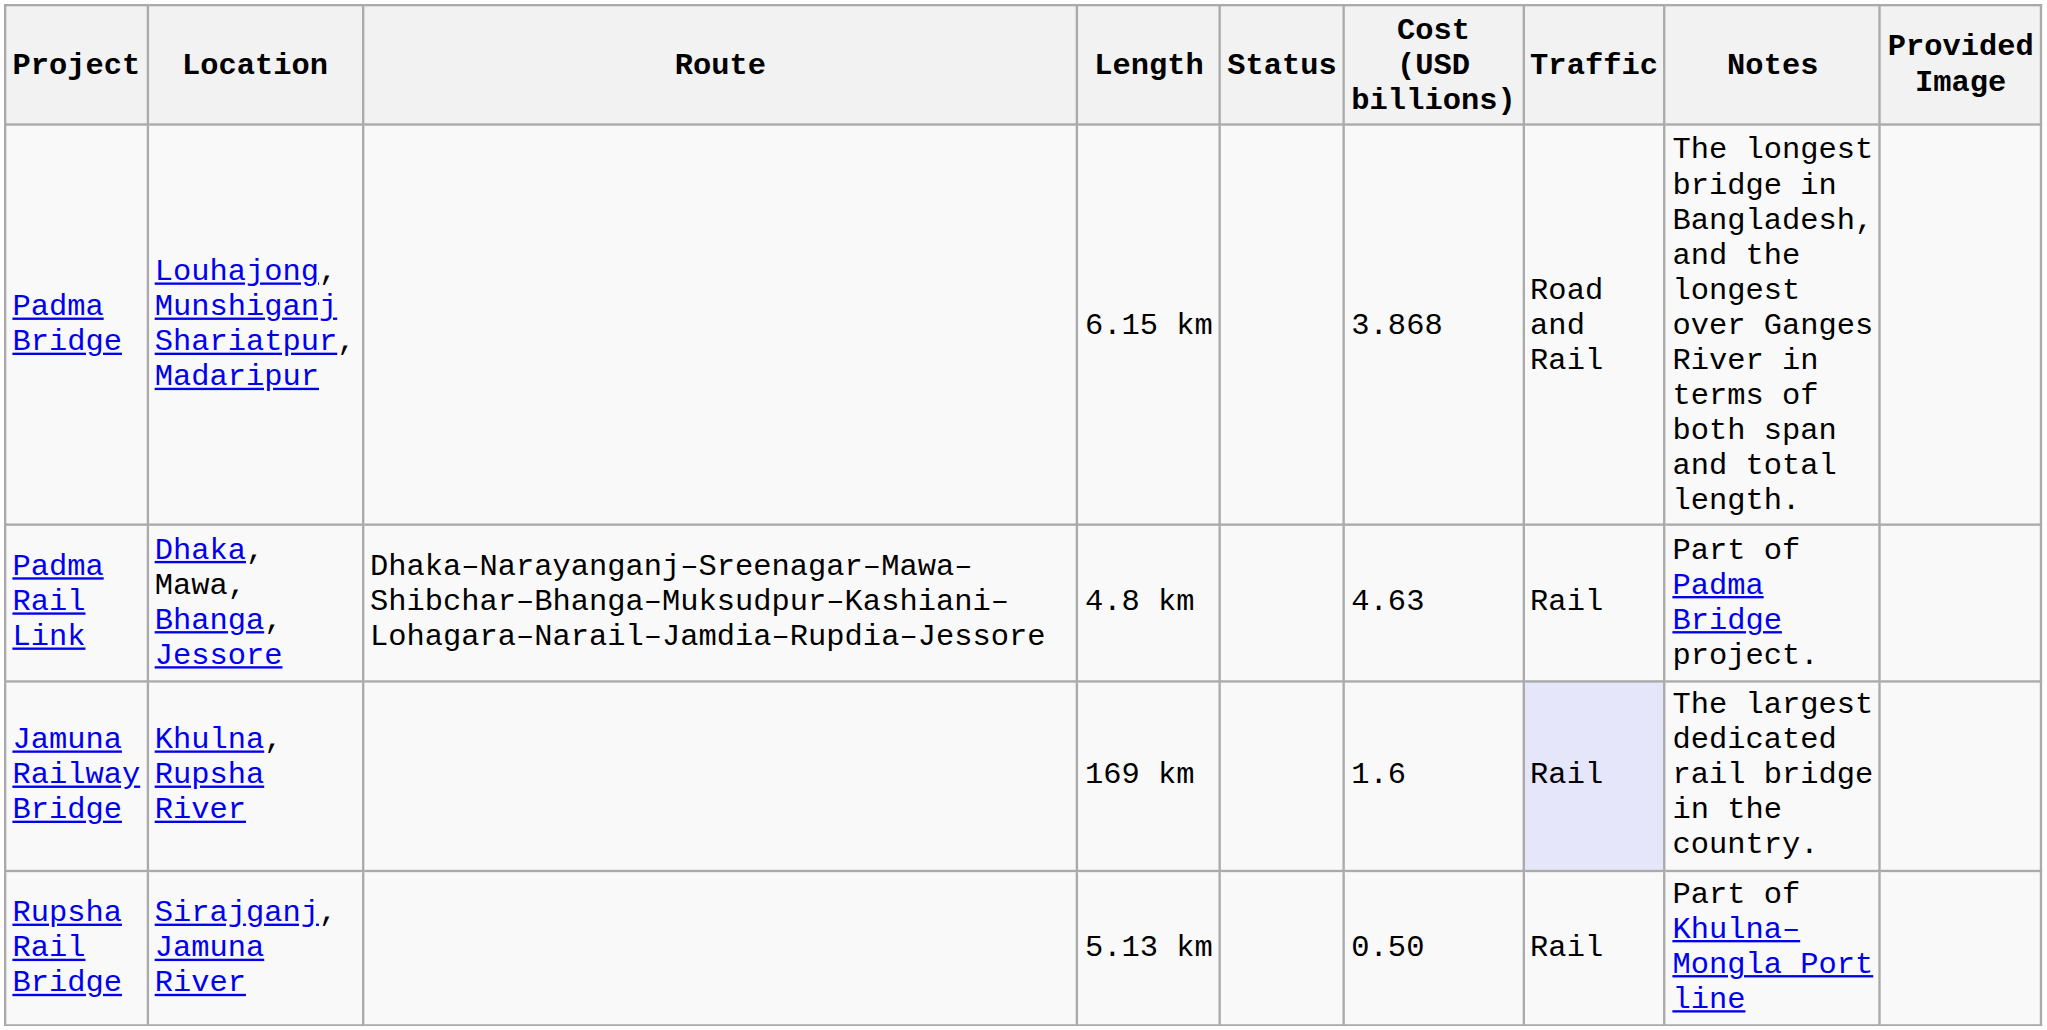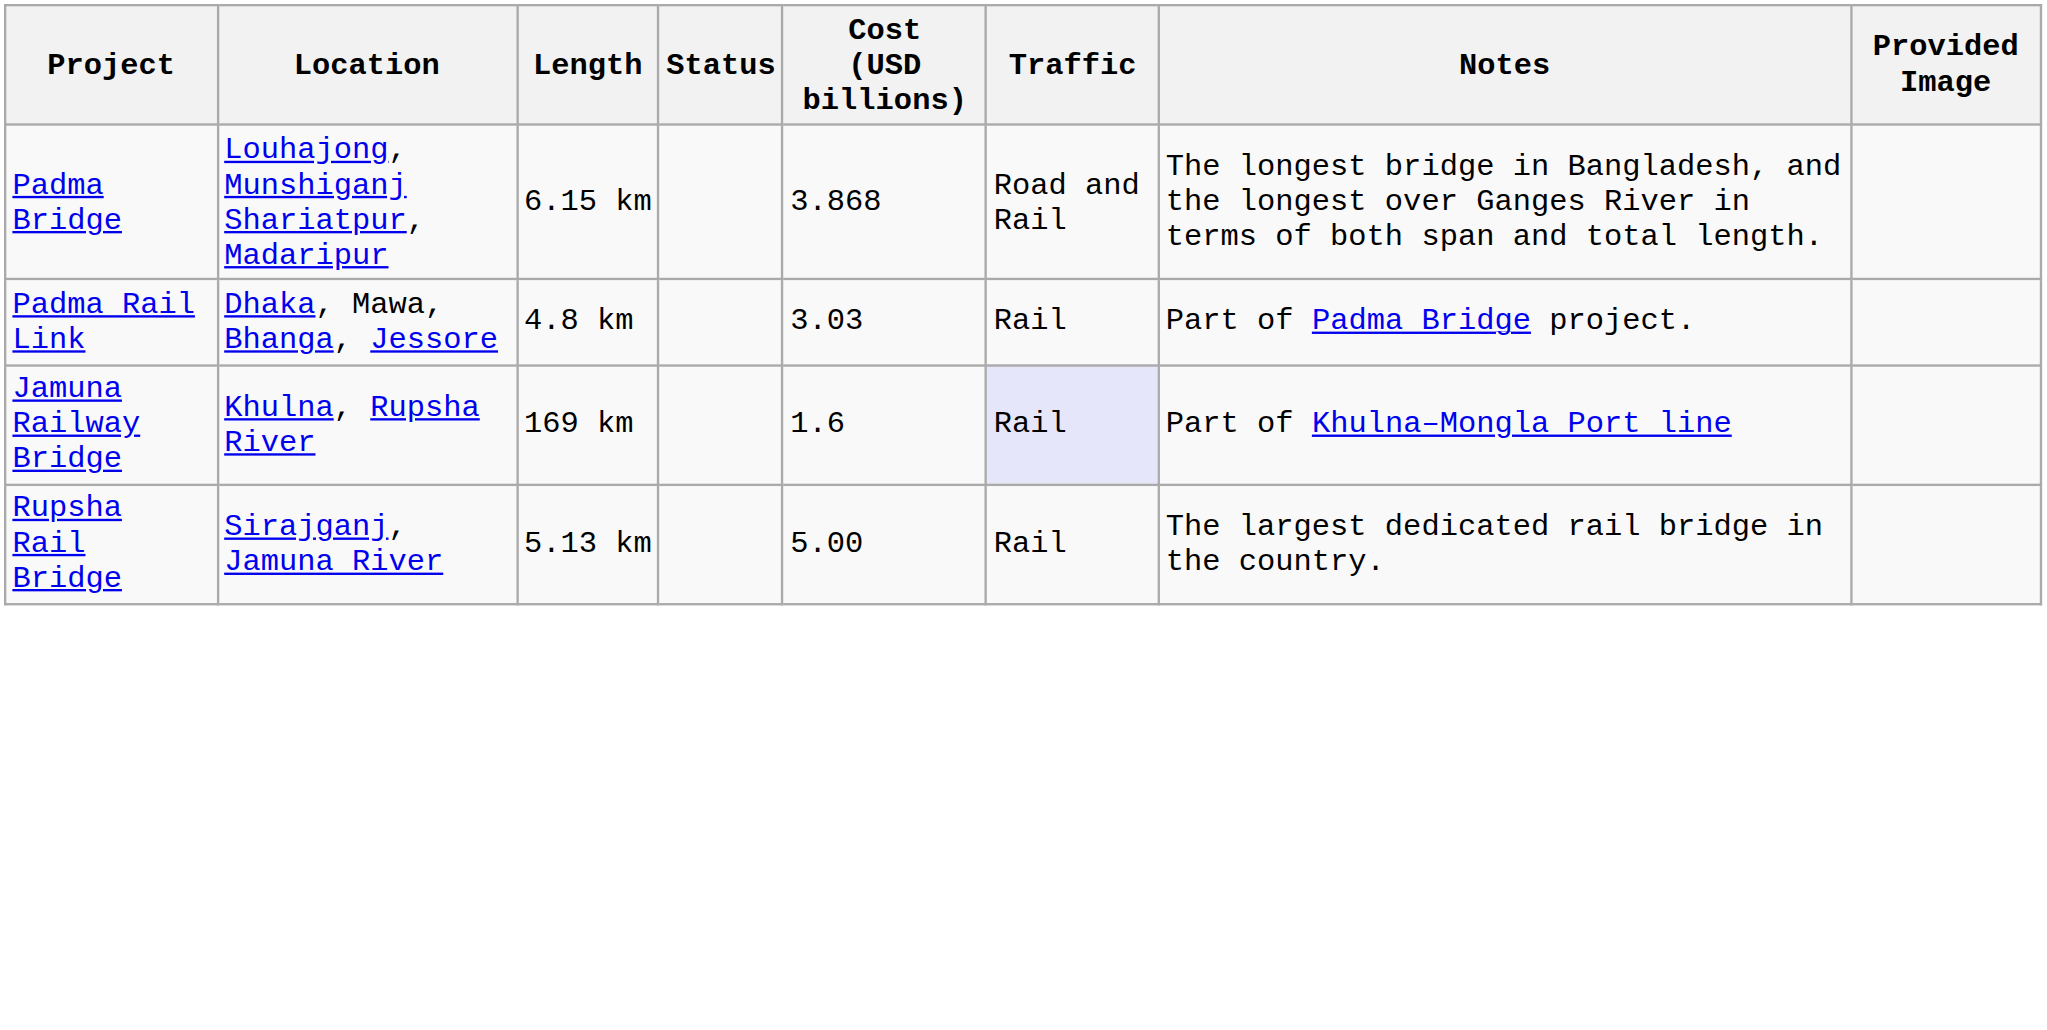- column: (720, 65)
(1388, 603) 4.63 -> (827, 322) 3.03
(1773, 775) The largest dedicated rail bridge in the country. -> (1449, 424) Part of Khulna–Mongla Port line
(1388, 948) 0.50 -> (827, 544) 5.00
(1773, 948) Part of Khulna–Mongla Port line -> (1494, 544) The largest dedicated rail bridge in the country.
